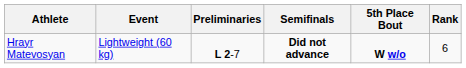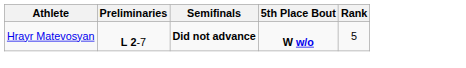- column: (143, 19)
(445, 48) 6 -> (354, 36) 5
